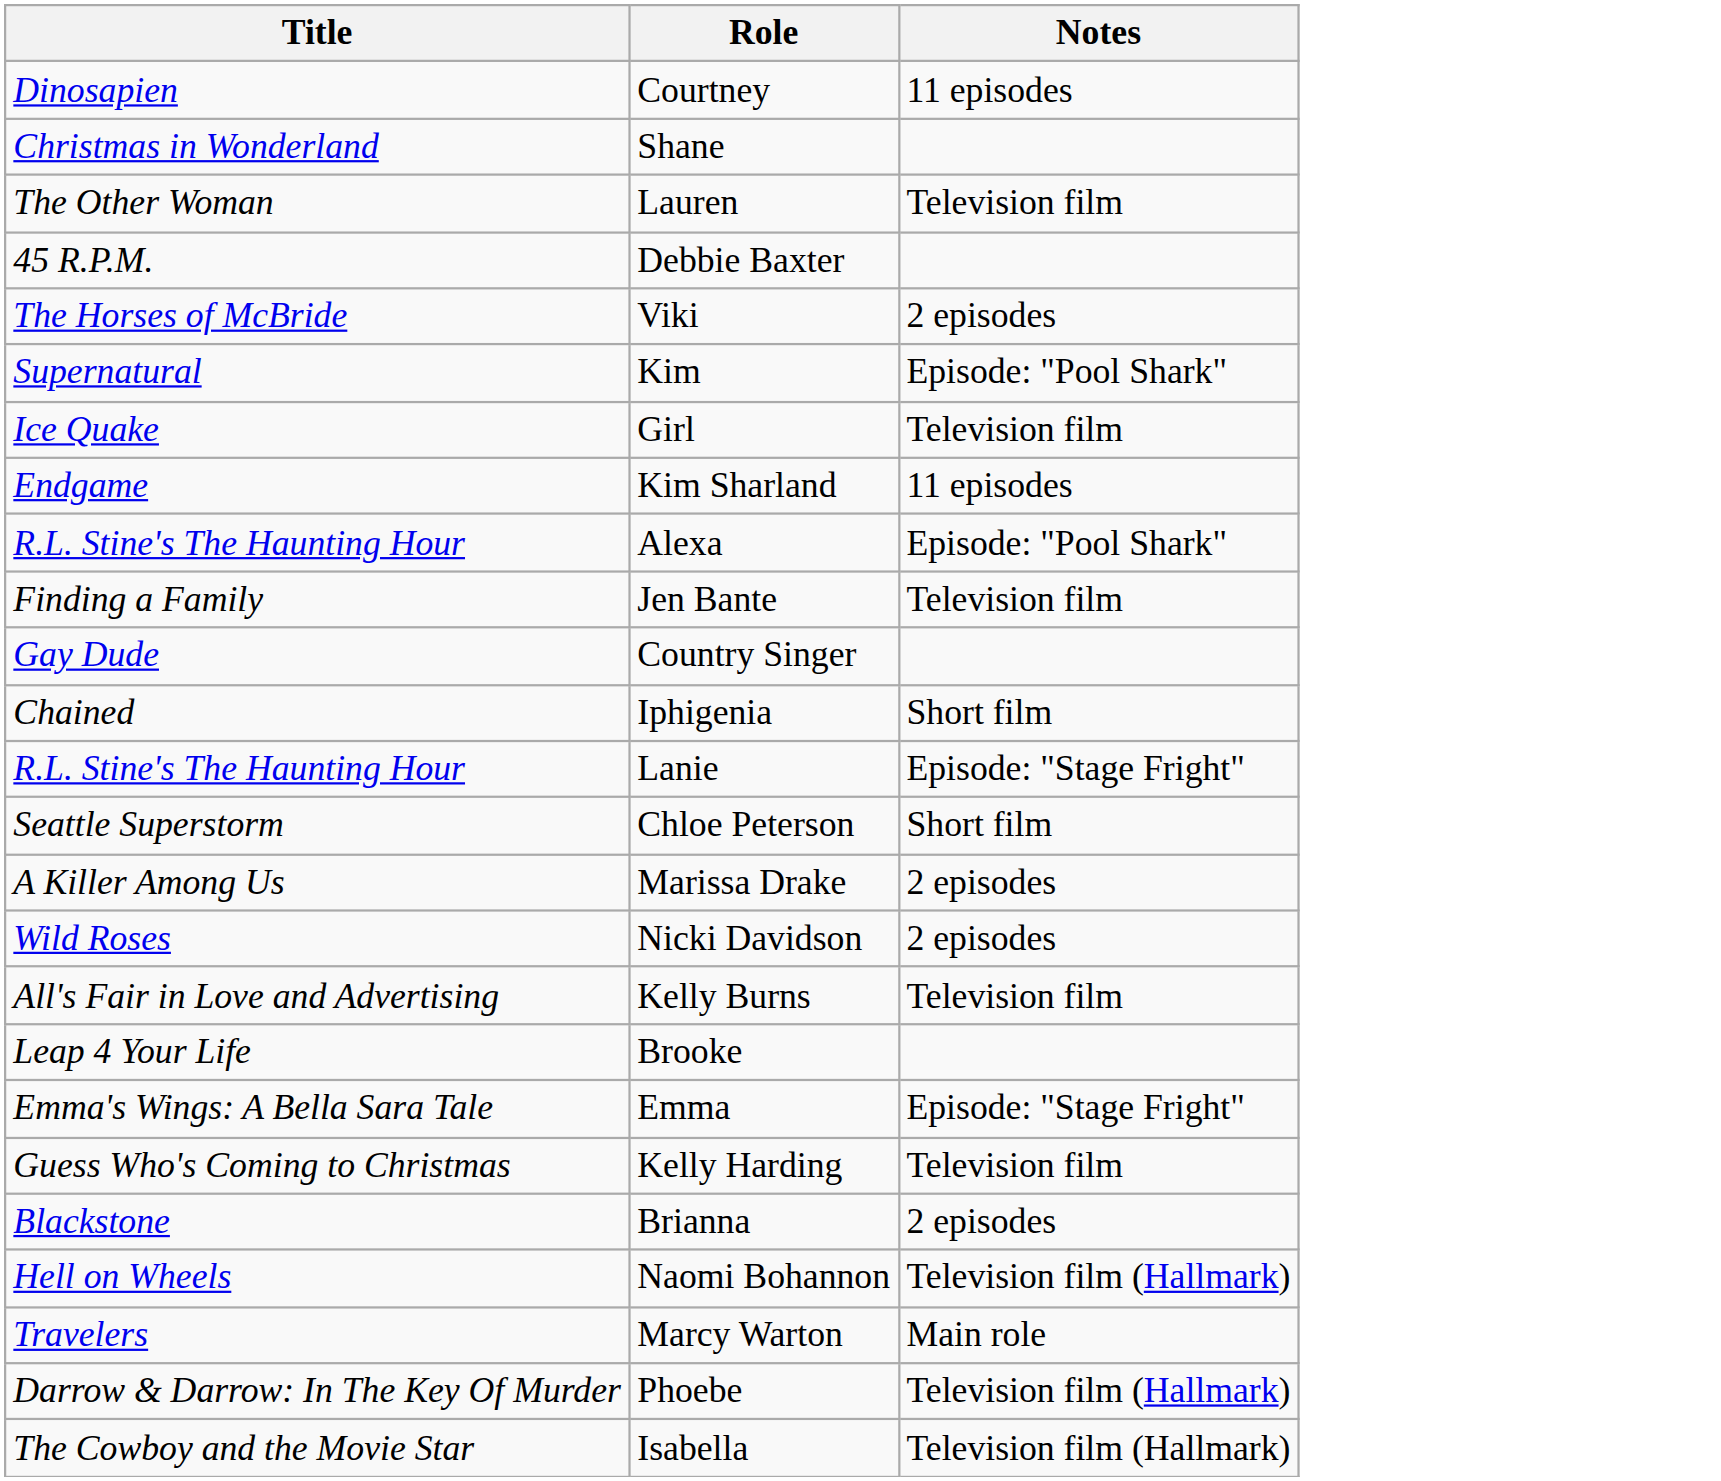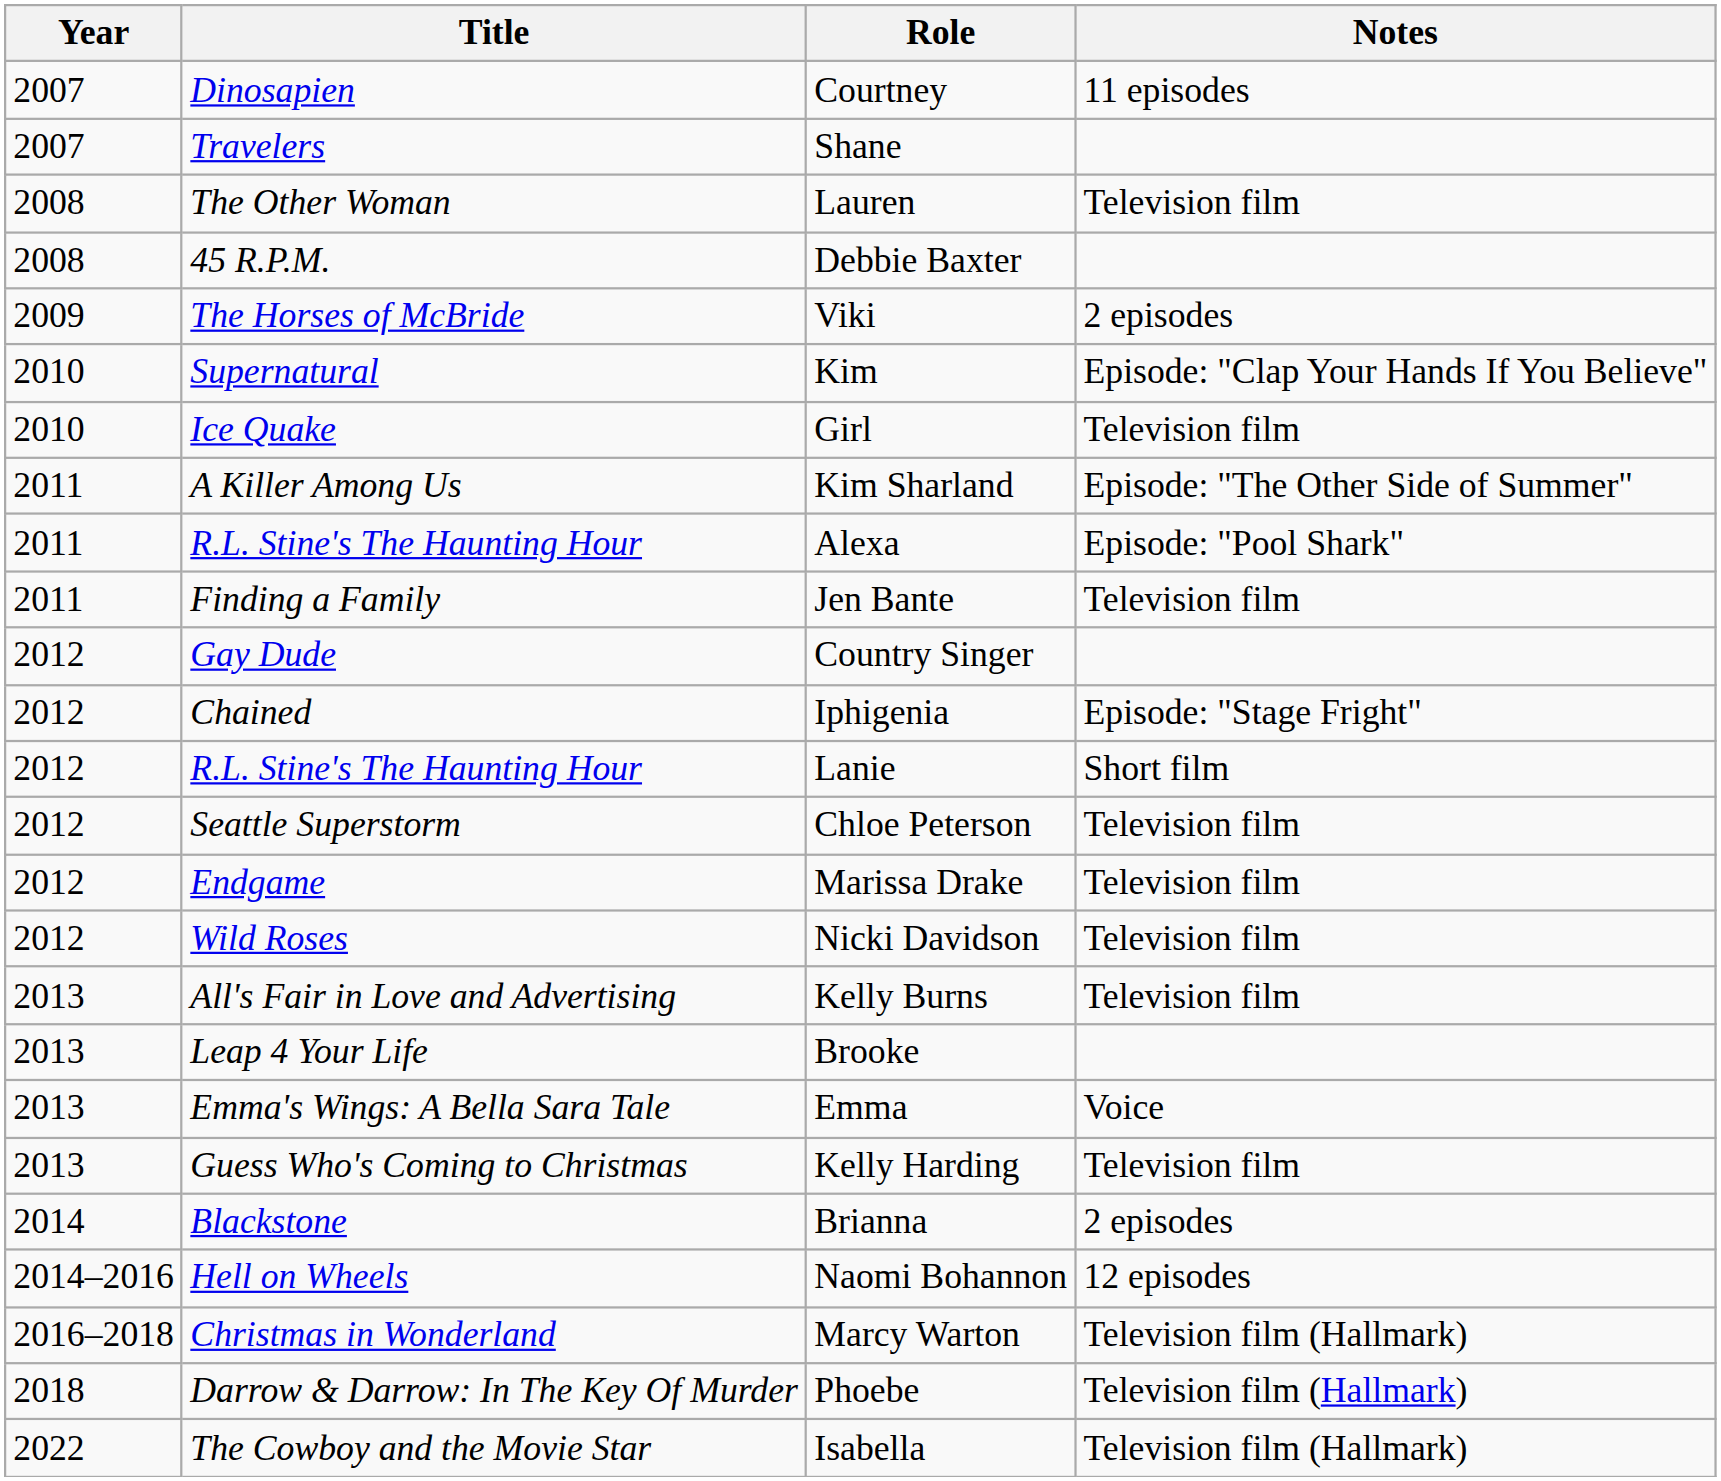+ column: (94, 32)
(196, 145) Christmas in Wonderland -> (258, 145) Travelers
(1067, 372) Episode: "Pool Shark" -> (1395, 372) Episode: "Clap Your Hands If You Believe"
(81, 485) Endgame -> (326, 485) A Killer Among Us
(990, 485) 11 episodes -> (1358, 485) Episode: "The Other Side of Summer"
(979, 711) Short film -> (1253, 711) Episode: "Stage Fright"
(1076, 768) Episode: "Stage Fright" -> (1156, 768) Short film
(979, 825) Short film -> (1192, 825) Television film
(149, 881) A Killer Among Us -> (258, 881) Endgame
(981, 881) 2 episodes -> (1192, 881) Television film
(981, 938) 2 episodes -> (1192, 938) Television film
(1076, 1107) Episode: "Stage Fright" -> (1124, 1107) Voice
(1098, 1277) Television film (Hallmark) -> (1167, 1277) 12 episodes
(81, 1334) Travelers -> (373, 1334) Christmas in Wonderland
(976, 1334) Main role -> (1275, 1334) Television film (Hallmark)
